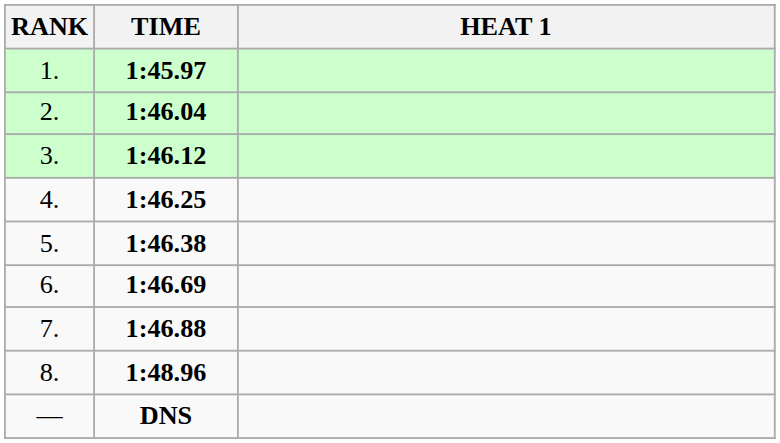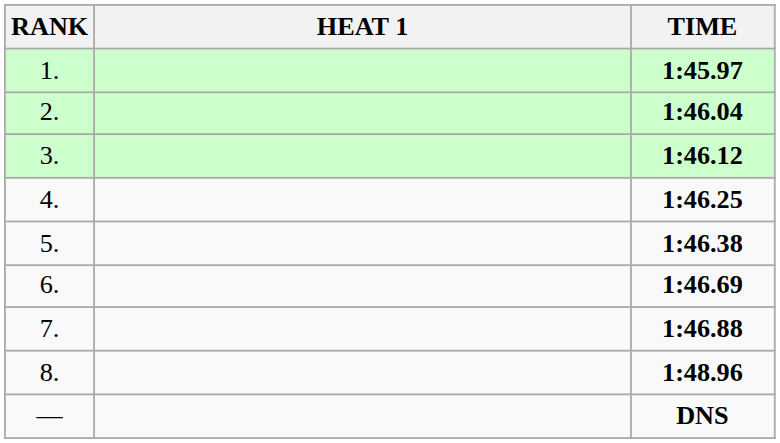columns swapped: (506, 26) <-> (166, 26)
